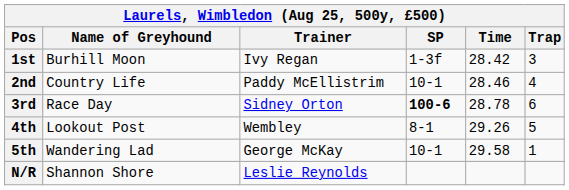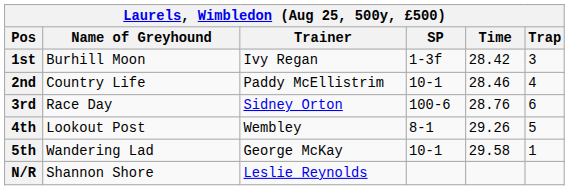(430, 106) bold -> (430, 106) normal
(489, 106) 28.78 -> (489, 106) 28.76
